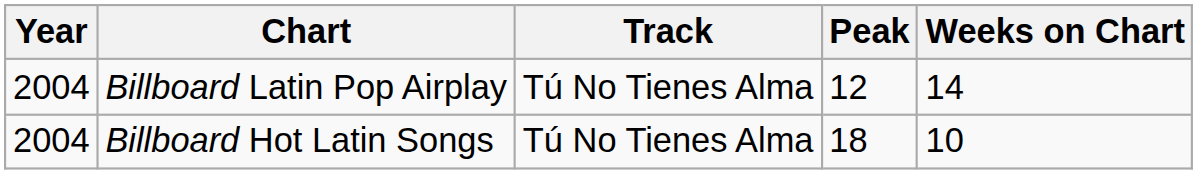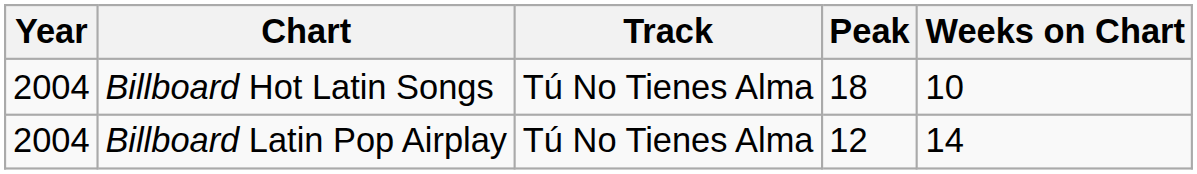rows swapped: (299, 140) <-> (306, 86)
